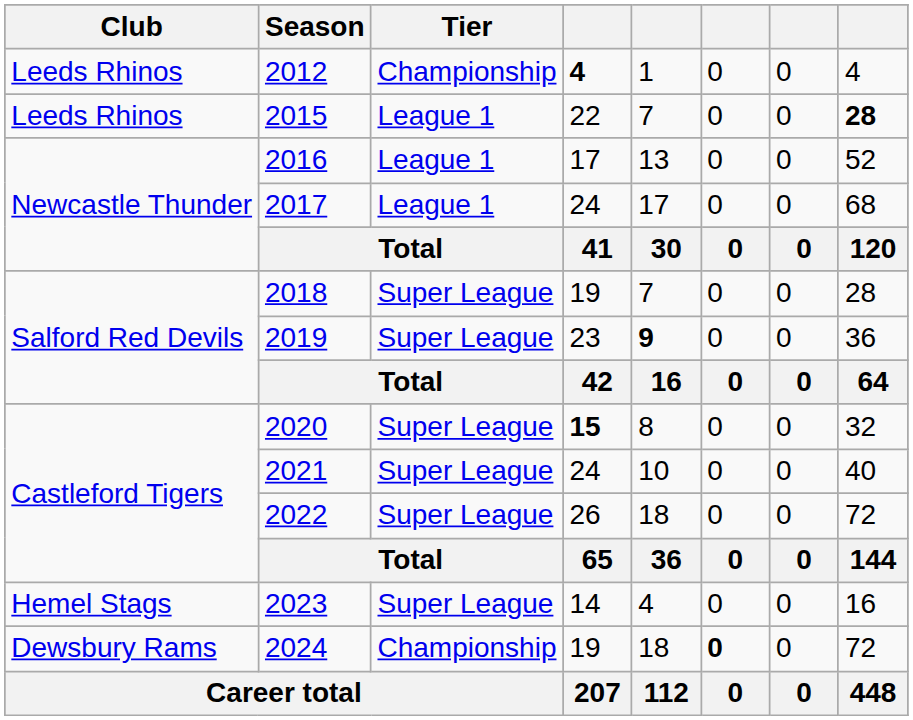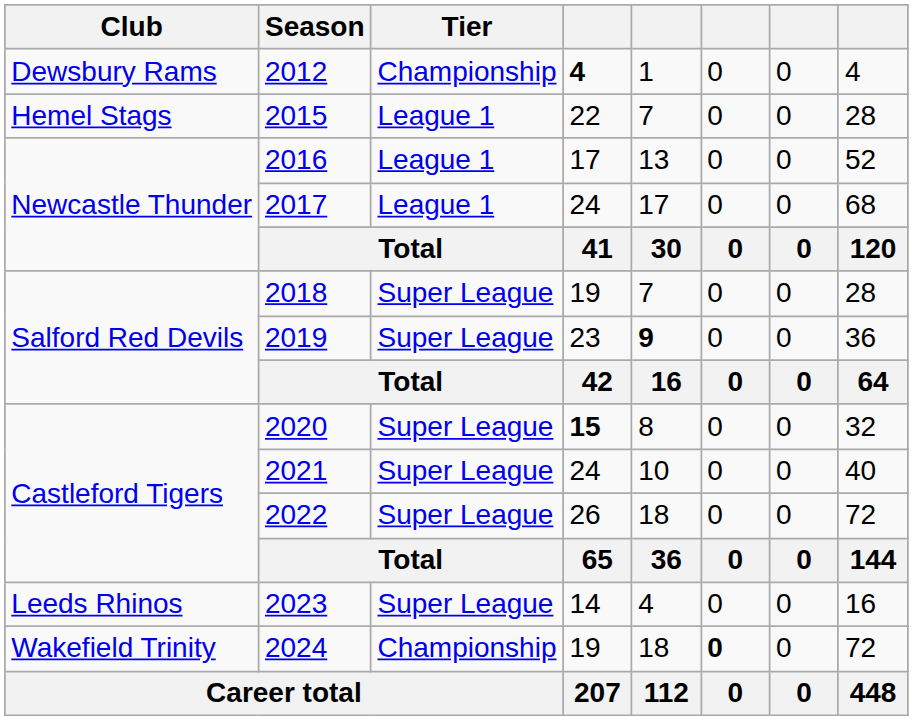(97, 71) Leeds Rhinos -> (114, 71) Dewsbury Rams
(97, 115) Leeds Rhinos -> (91, 115) Hemel Stags
(861, 115) bold -> (861, 115) normal
(91, 603) Hemel Stags -> (97, 603) Leeds Rhinos
(114, 648) Dewsbury Rams -> (114, 648) Wakefield Trinity
